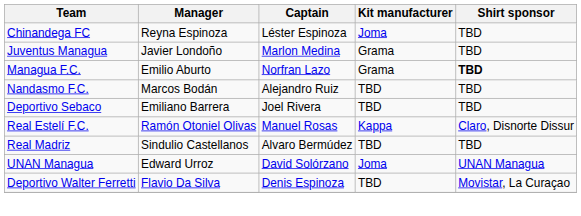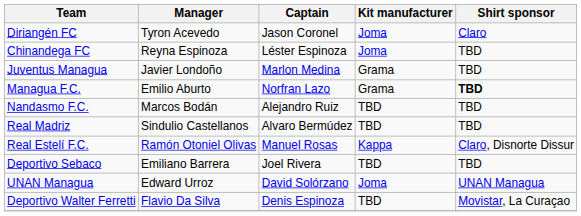+ row: (42, 32)
rows swapped: (39, 145) <-> (54, 107)
